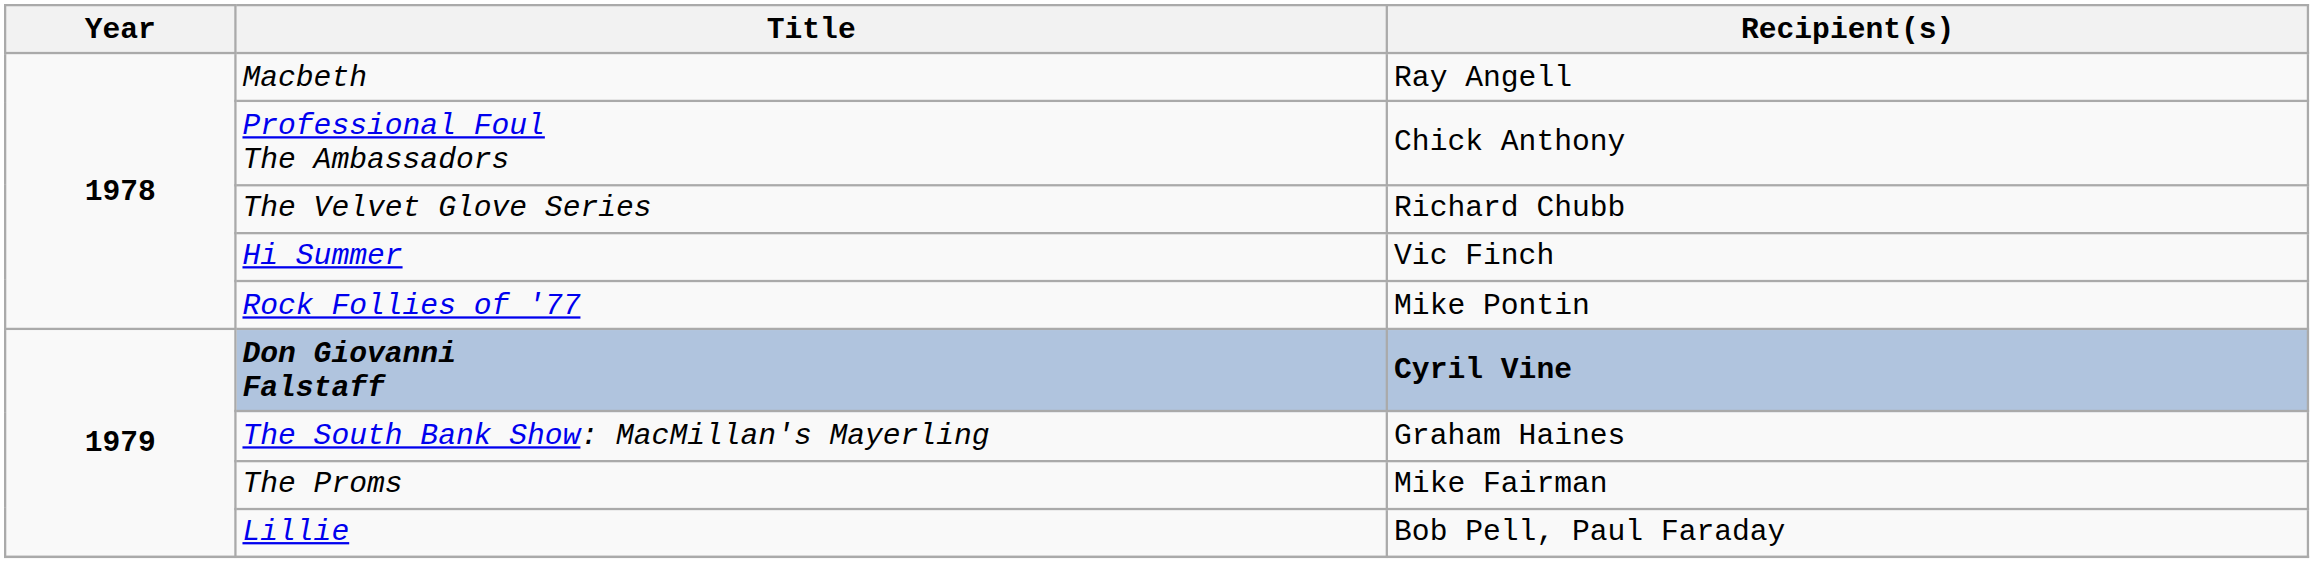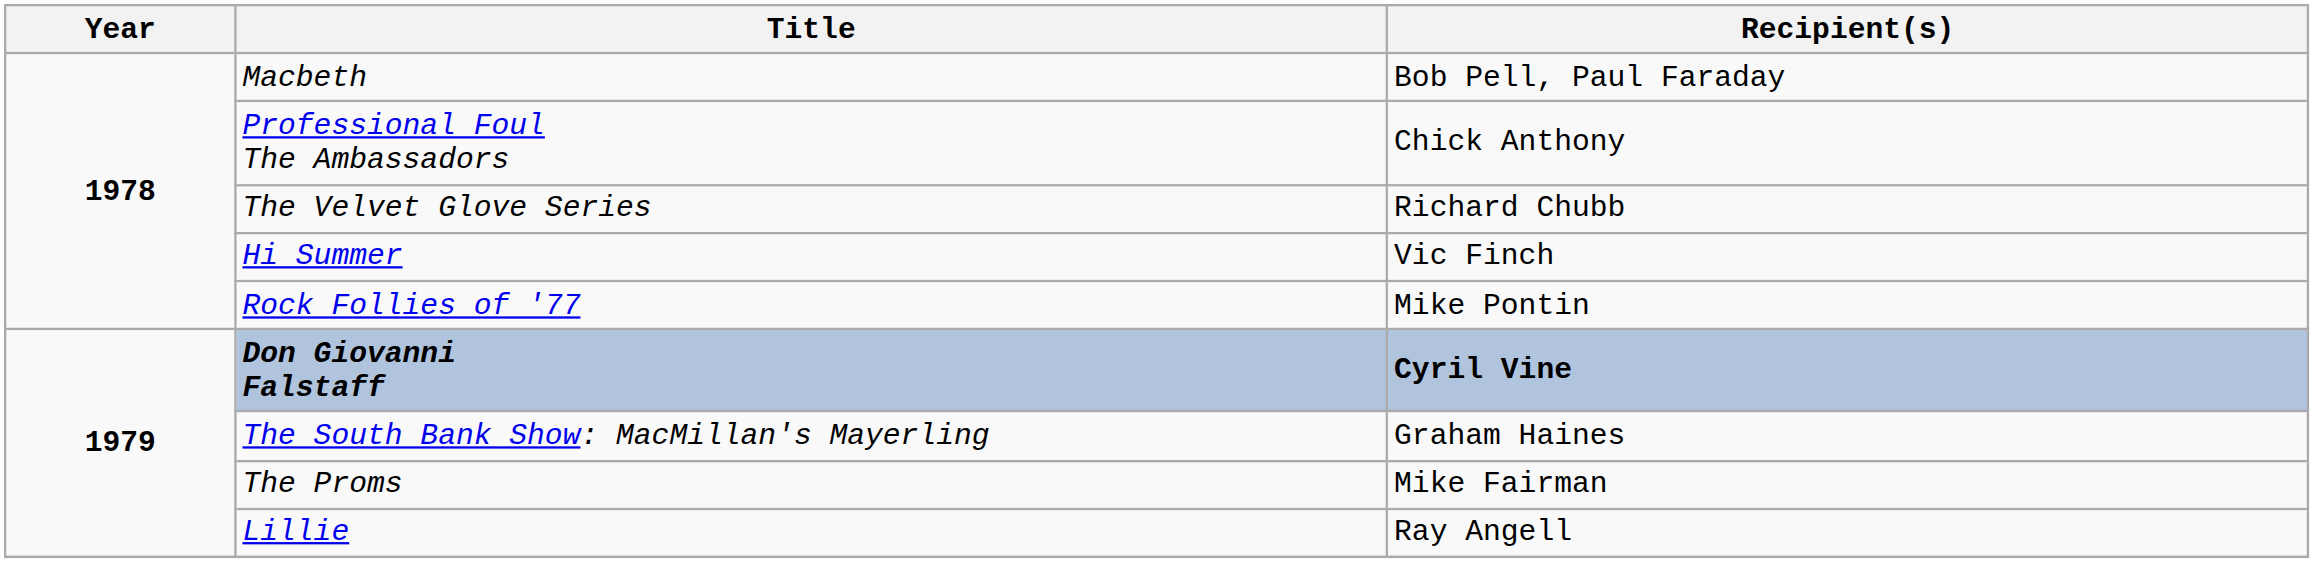(1483, 78) Ray Angell -> (1590, 78) Bob Pell, Paul Faraday
(1590, 532) Bob Pell, Paul Faraday -> (1483, 532) Ray Angell
